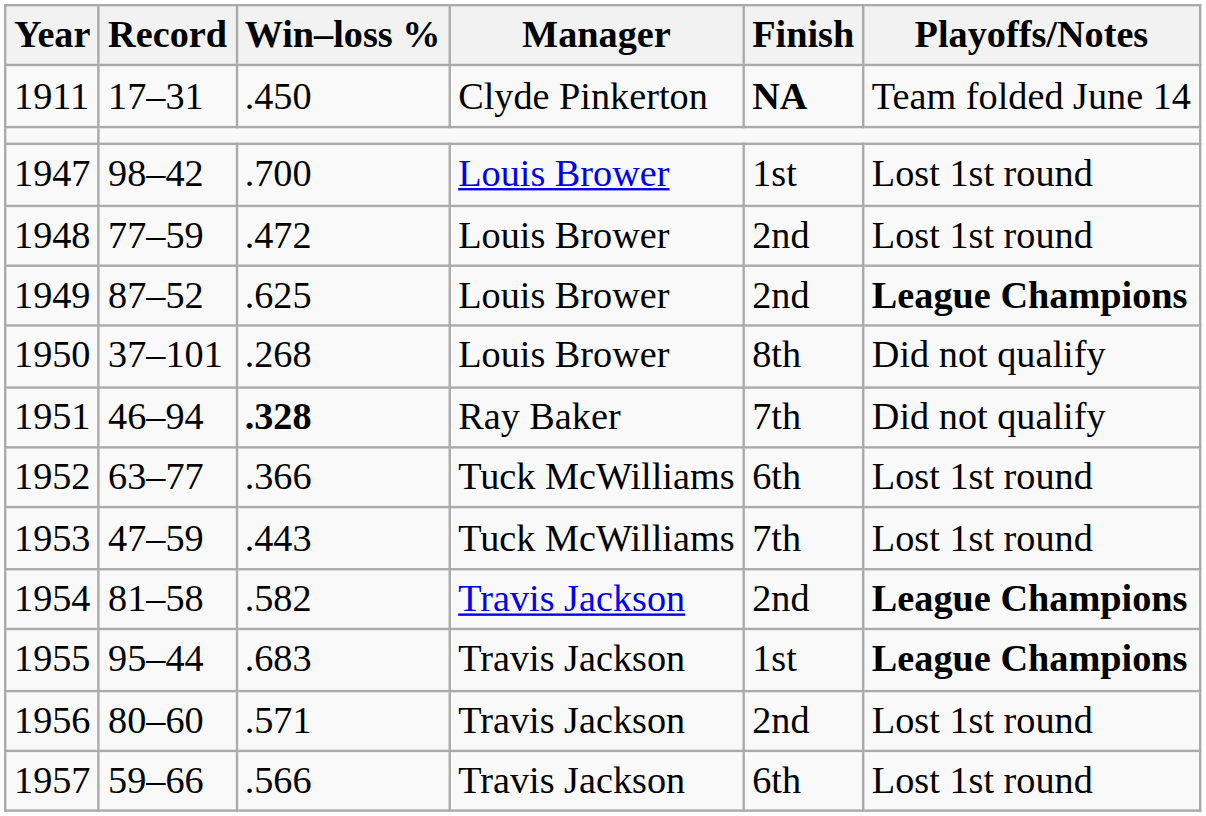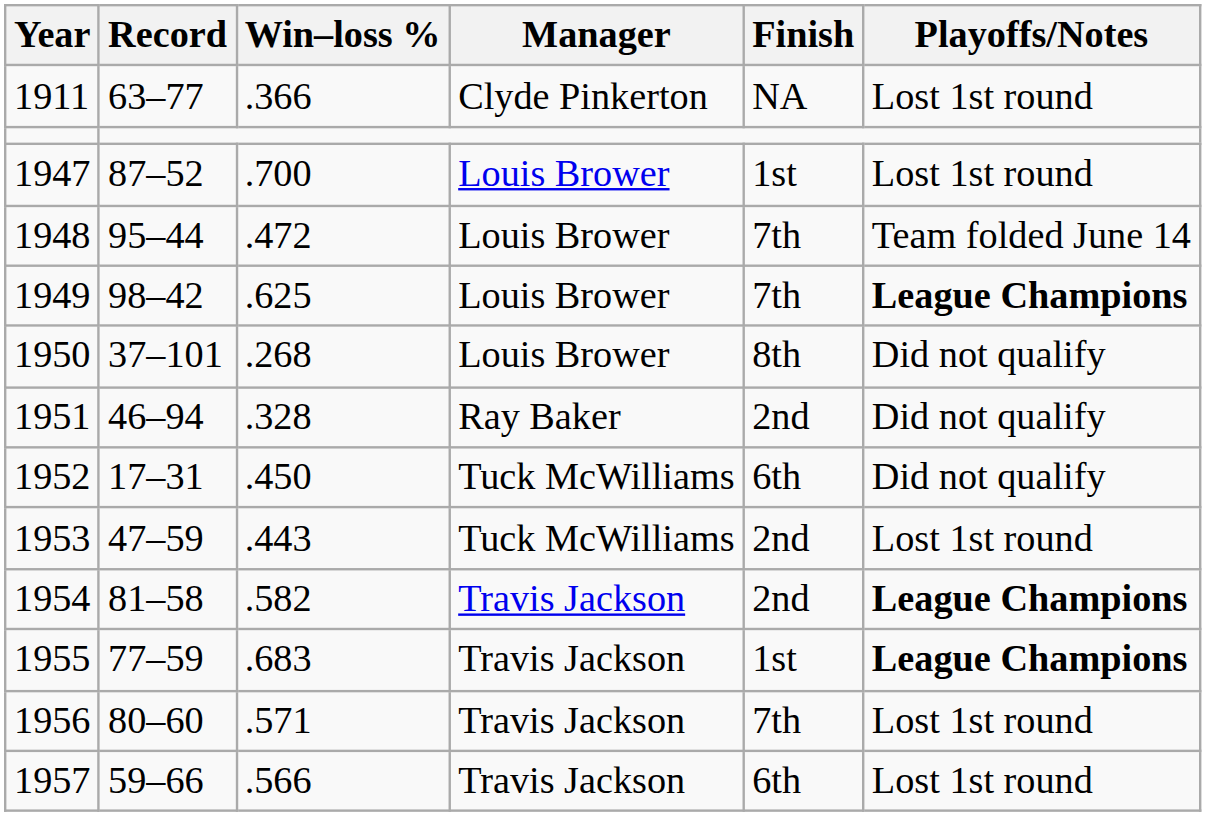(156, 95) 17–31 -> (156, 95) 63–77
(278, 95) .450 -> (278, 95) .366
(780, 95) bold -> (780, 95) normal
(1031, 95) Team folded June 14 -> (982, 95) Lost 1st round
(156, 173) 98–42 -> (156, 173) 87–52
(156, 234) 77–59 -> (156, 234) 95–44
(781, 234) 2nd -> (777, 234) 7th
(982, 234) Lost 1st round -> (1031, 234) Team folded June 14
(156, 295) 87–52 -> (156, 295) 98–42
(781, 295) 2nd -> (777, 295) 7th
(278, 416) bold -> (278, 416) normal
(777, 416) 7th -> (781, 416) 2nd
(156, 476) 63–77 -> (156, 476) 17–31
(278, 476) .366 -> (278, 476) .450
(982, 476) Lost 1st round -> (989, 476) Did not qualify
(777, 537) 7th -> (781, 537) 2nd
(156, 658) 95–44 -> (156, 658) 77–59
(781, 719) 2nd -> (777, 719) 7th
